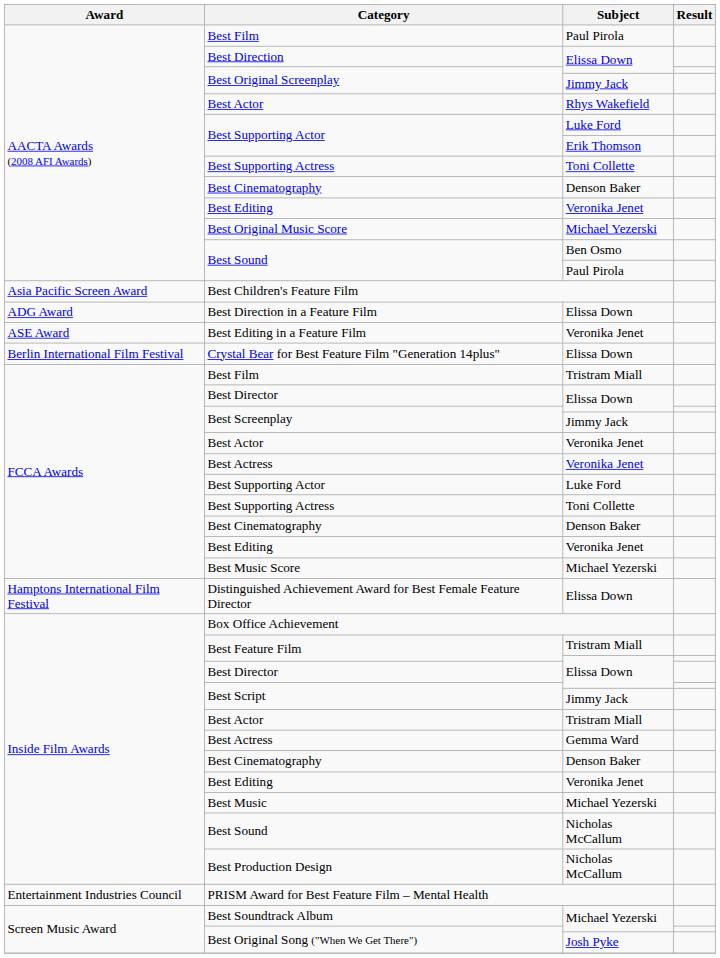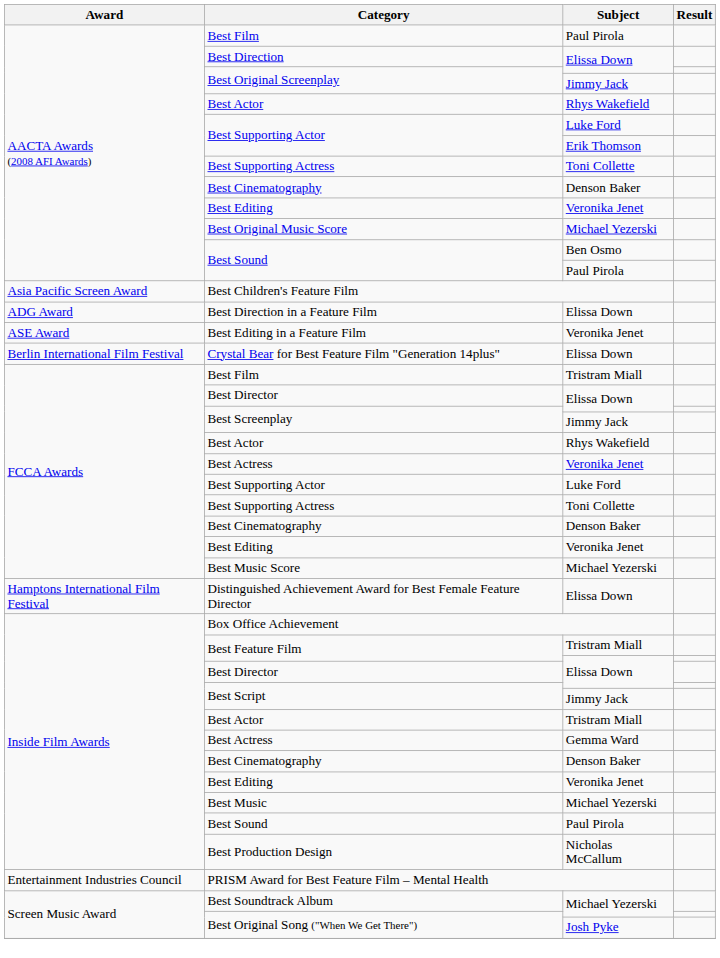(605, 443) Veronika Jenet -> (608, 443) Rhys Wakefield
(594, 831) Nicholas McCallum -> (595, 823) Paul Pirola
